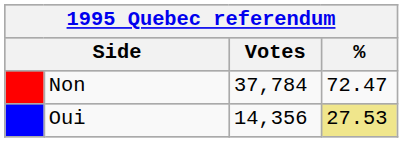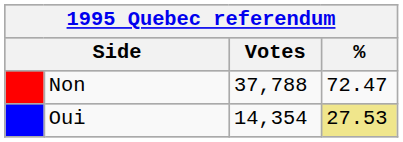(271, 87) 37,784 -> (271, 87) 37,788
(271, 120) 14,356 -> (271, 120) 14,354
